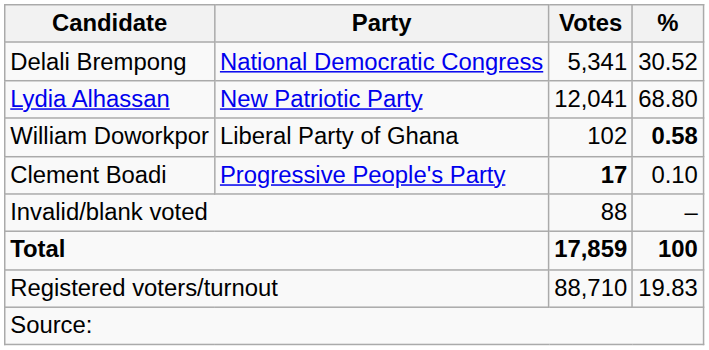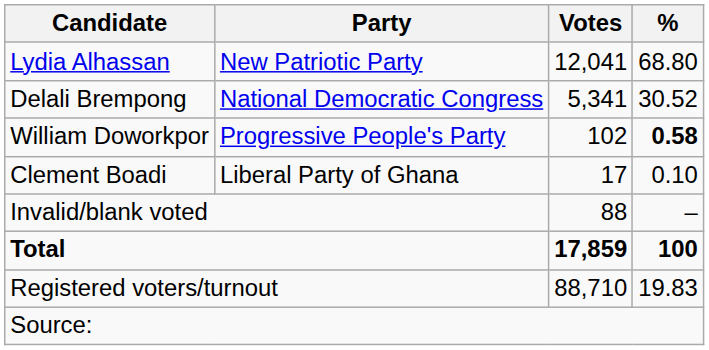rows swapped: (90, 99) <-> (98, 61)
(339, 136) Liberal Party of Ghana -> (363, 136) Progressive People's Party
(363, 174) Progressive People's Party -> (339, 174) Liberal Party of Ghana
(614, 174) bold -> (614, 174) normal
